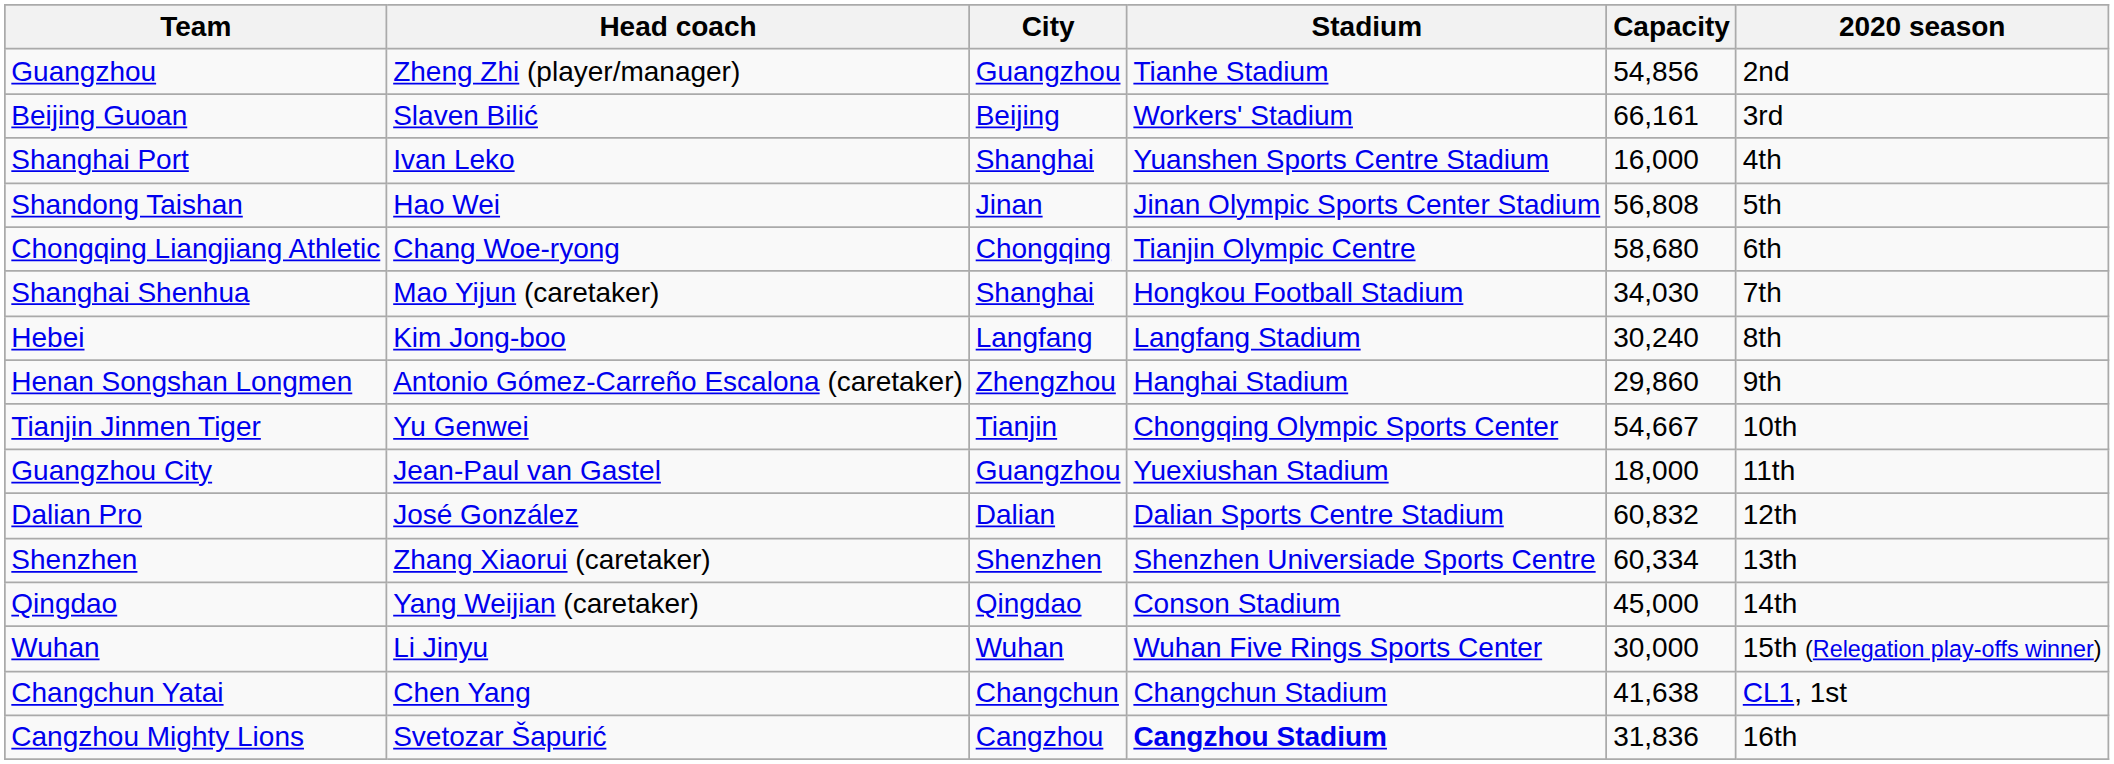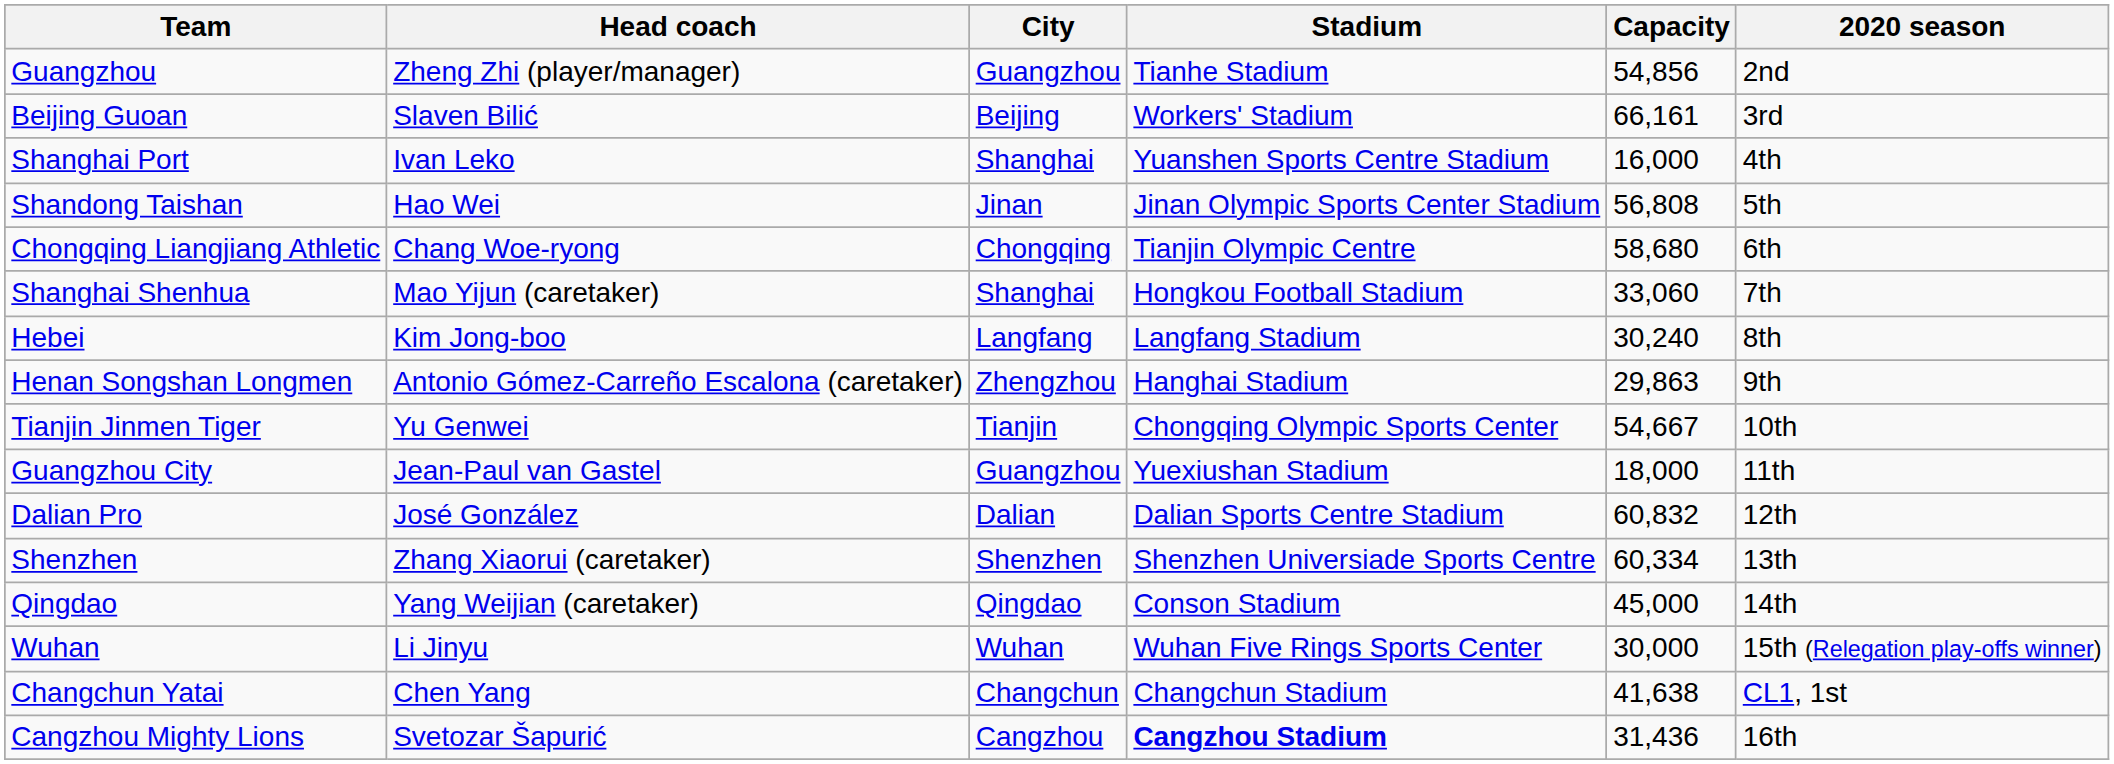(1656, 293) 34,030 -> (1656, 293) 33,060
(1656, 381) 29,860 -> (1656, 381) 29,863
(1656, 737) 31,836 -> (1656, 737) 31,436
